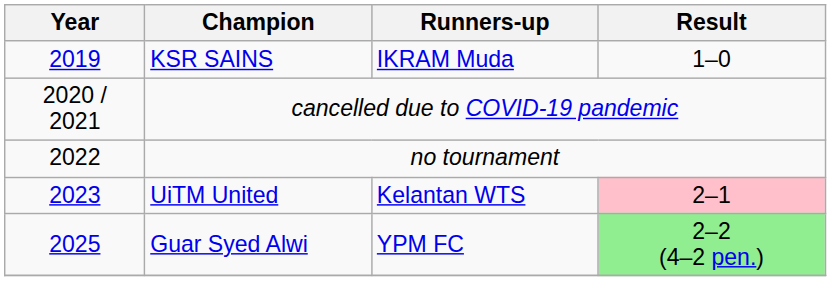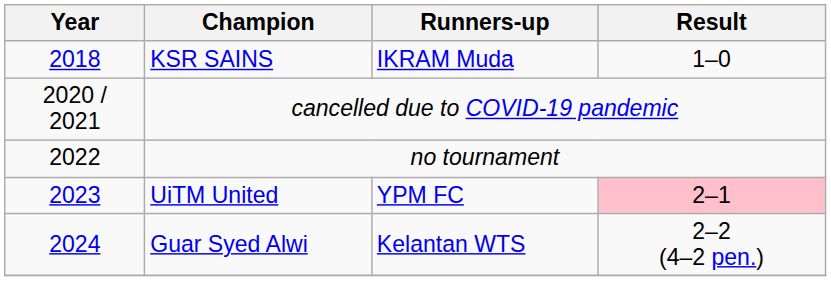(75, 59) 2019 -> (75, 59) 2018
(451, 194) Kelantan WTS -> (420, 194) YPM FC
(75, 244) 2025 -> (75, 244) 2024
(420, 244) YPM FC -> (451, 244) Kelantan WTS
(711, 244) lightgreen background -> (711, 244) no background
